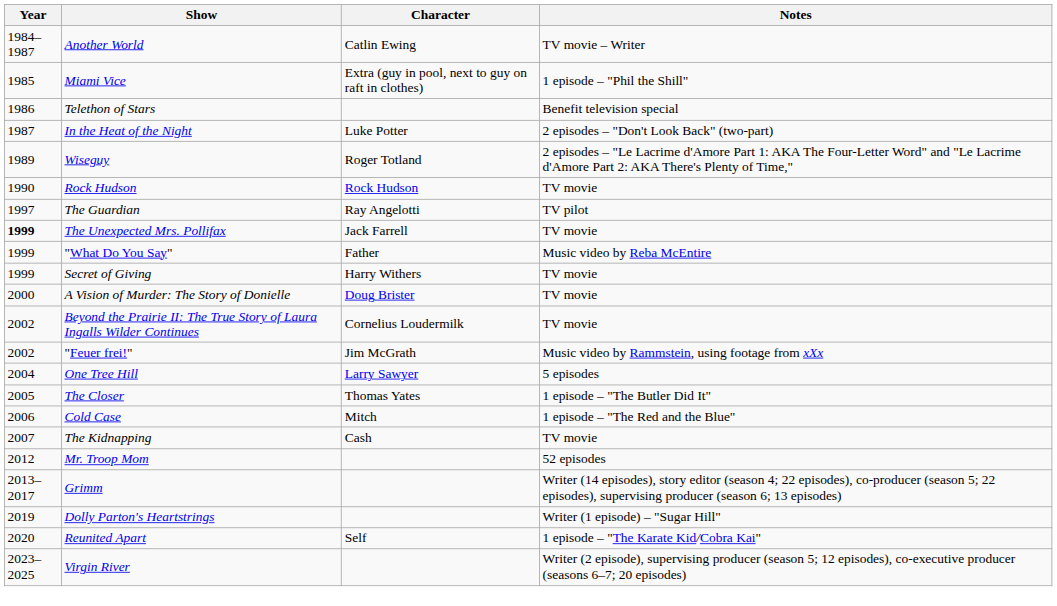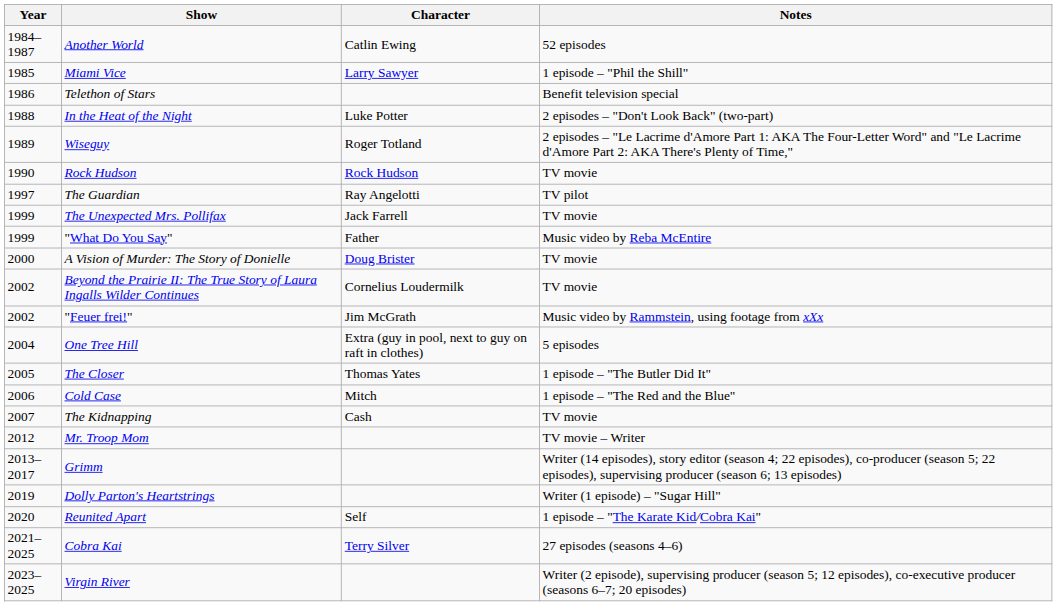(594, 44) TV movie – Writer -> (574, 44) 52 episodes
(436, 80) Extra (guy in pool, next to guy on raft in clothes) -> (381, 72) Larry Sawyer
(21, 130) 1987 -> (21, 115) 1988
(21, 231) bold -> (21, 215) normal
- row: (108, 273)
(381, 374) Larry Sawyer -> (436, 345) Extra (guy in pool, next to guy on raft in clothes)
(574, 459) 52 episodes -> (594, 437) TV movie – Writer
+ row: (93, 545)
